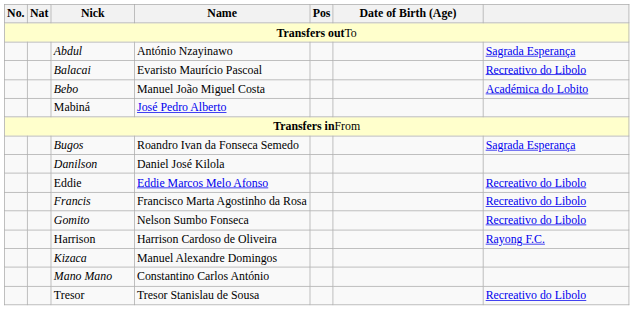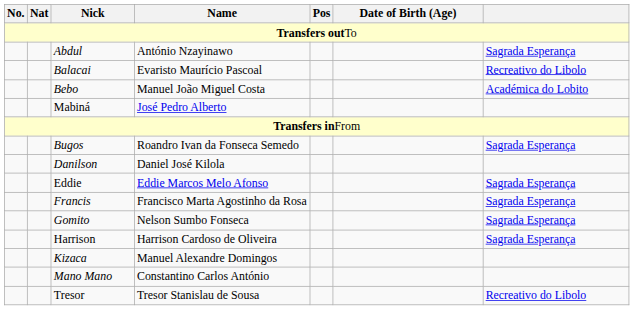(536, 182) Recreativo do Libolo -> (531, 182) Sagrada Esperança
(536, 201) Recreativo do Libolo -> (531, 201) Sagrada Esperança
(536, 220) Recreativo do Libolo -> (531, 220) Sagrada Esperança
(515, 239) Rayong F.C. -> (531, 239) Sagrada Esperança
